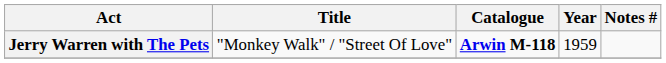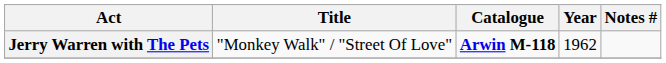(580, 44) 1959 -> (580, 44) 1962
